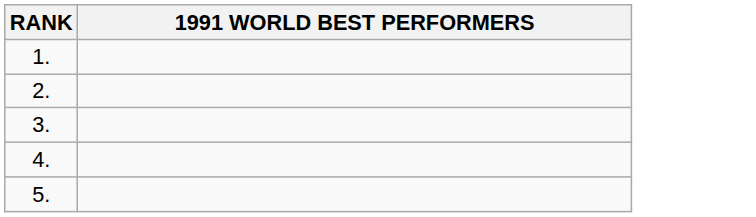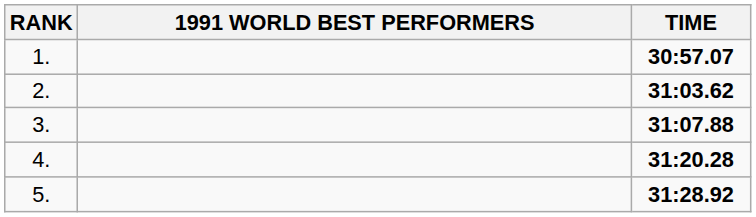+ column: (691, 22)
